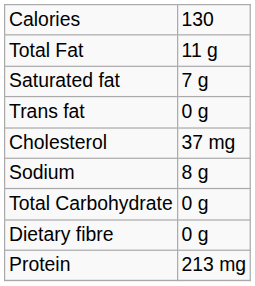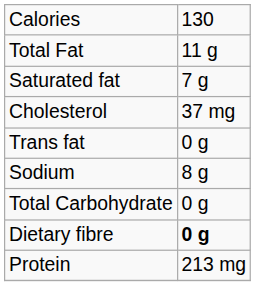rows swapped: (47, 111) <-> (58, 142)
(195, 234) normal -> (196, 234) bold
